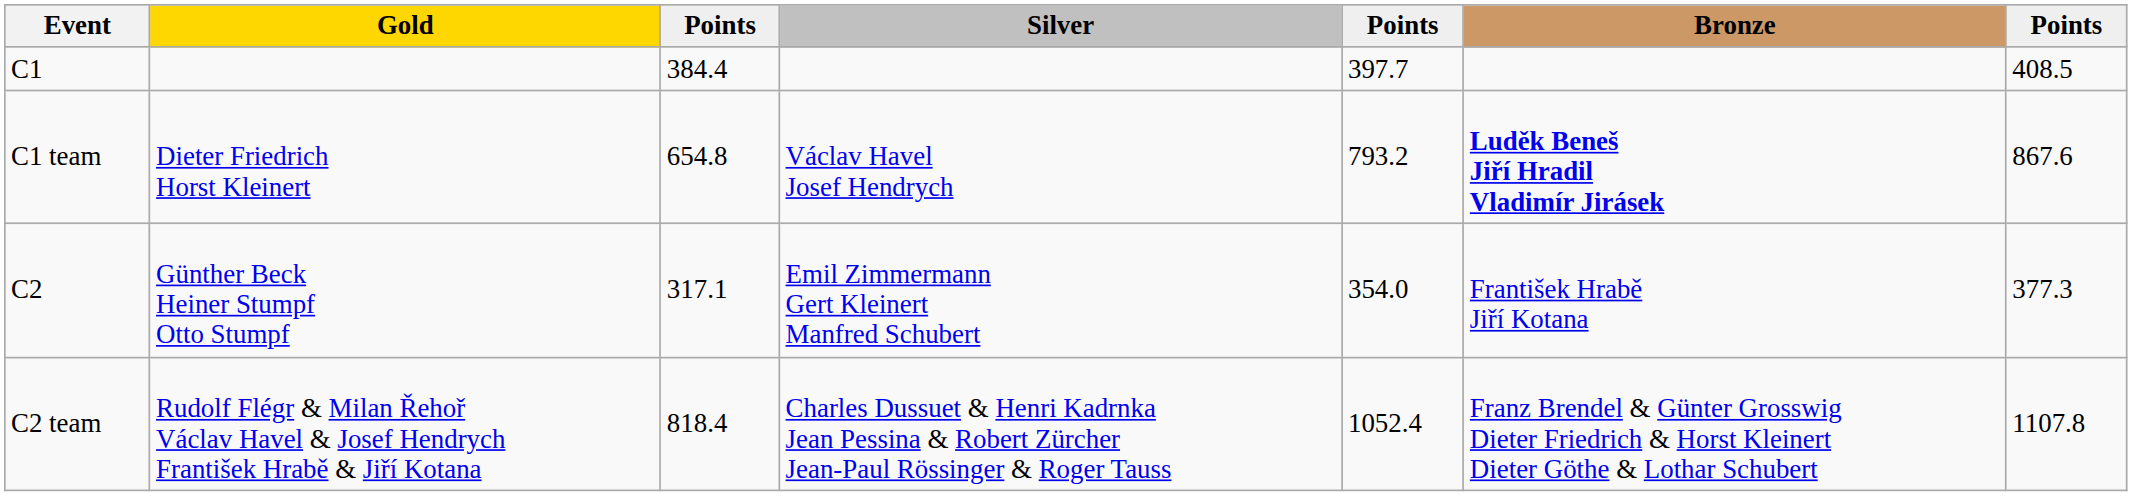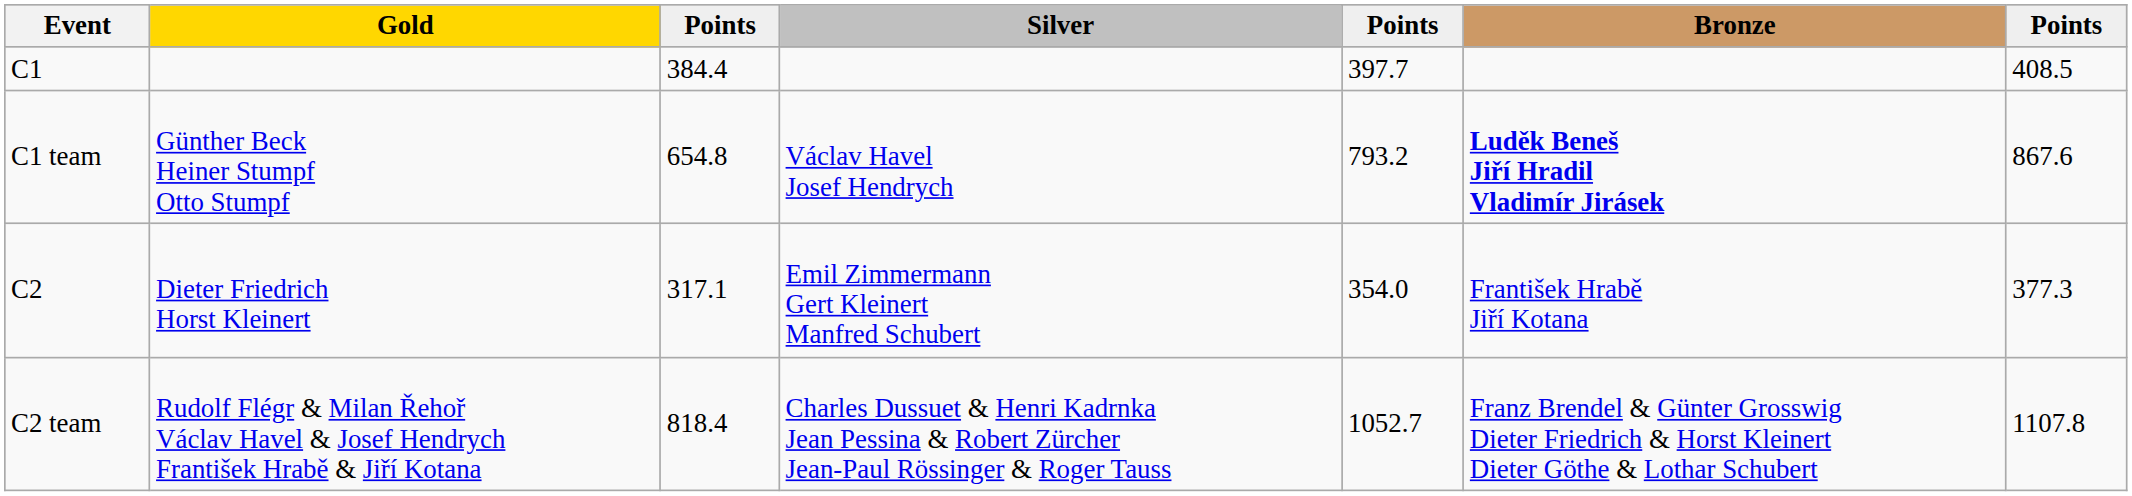(242, 171) Dieter Friedrich Horst Kleinert -> (236, 171) Günther Beck Heiner Stumpf Otto Stumpf
(236, 304) Günther Beck Heiner Stumpf Otto Stumpf -> (242, 304) Dieter Friedrich Horst Kleinert
(1385, 423) 1052.4 -> (1385, 423) 1052.7
